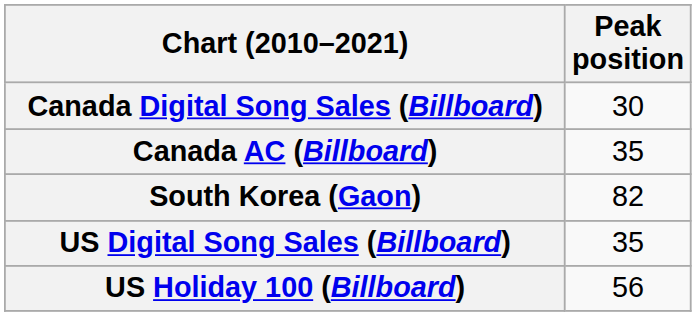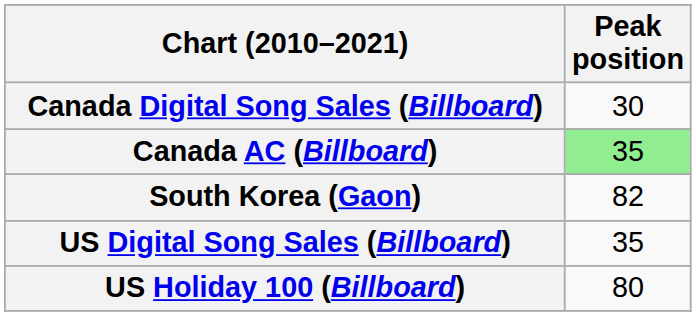(628, 151) no background -> (628, 151) lightgreen background
(628, 288) 56 -> (628, 288) 80
